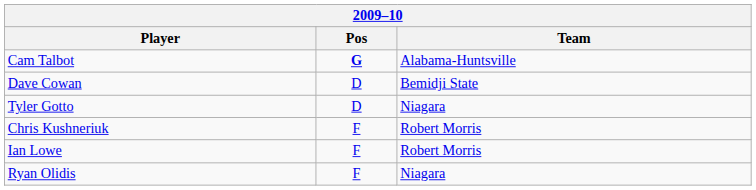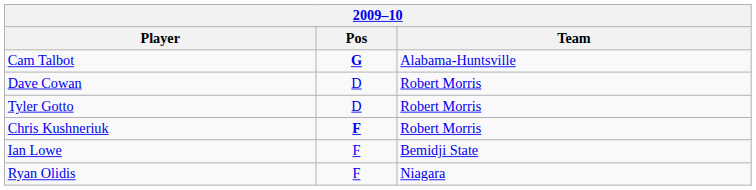(439, 83) Bemidji State -> (441, 83) Robert Morris
(423, 106) Niagara -> (441, 106) Robert Morris
(356, 128) normal -> (356, 128) bold
(441, 151) Robert Morris -> (439, 151) Bemidji State
